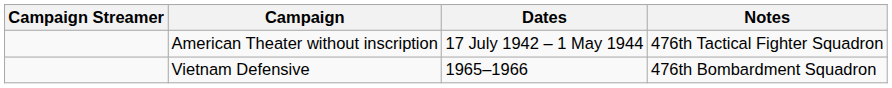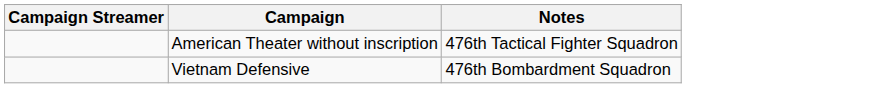- column: (544, 17)
